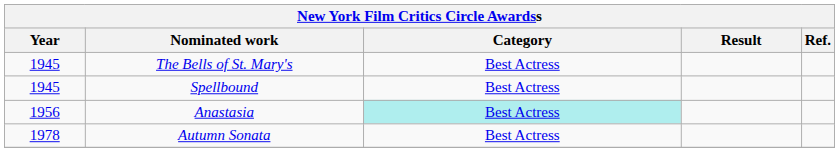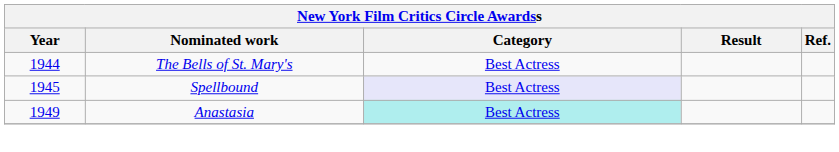(45, 64) 1945 -> (45, 64) 1944
(522, 87) no background -> (522, 87) lavender background
(45, 111) 1956 -> (45, 111) 1949
- row: (224, 135)
